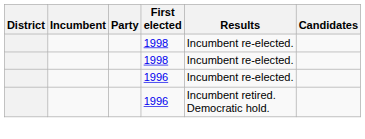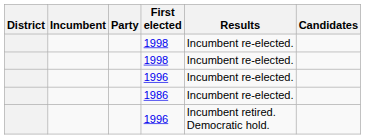+ row: (26, 96)
